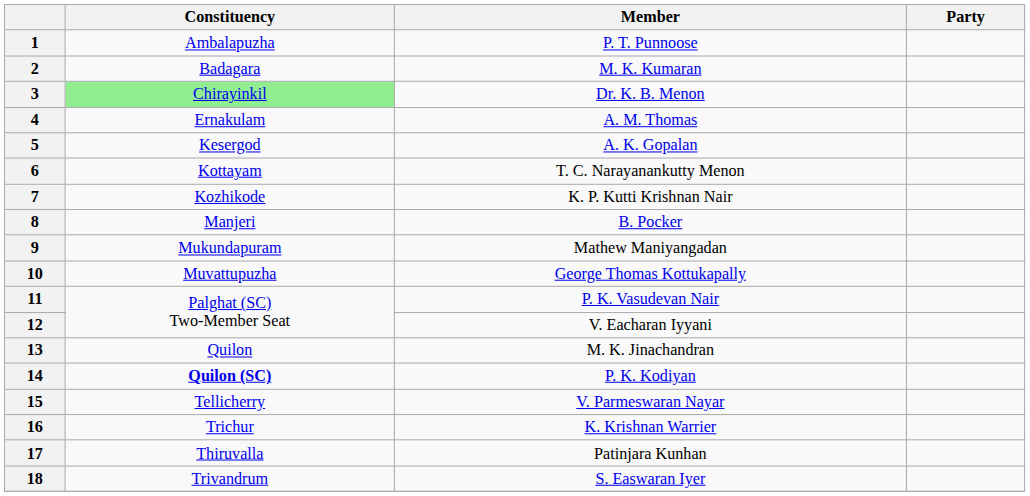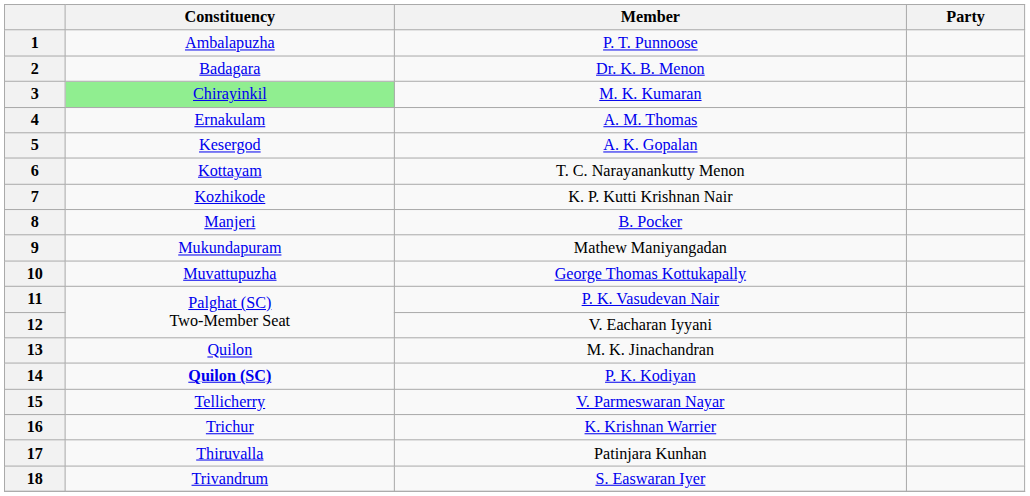(650, 68) M. K. Kumaran -> (650, 68) Dr. K. B. Menon
(650, 94) Dr. K. B. Menon -> (650, 94) M. K. Kumaran
